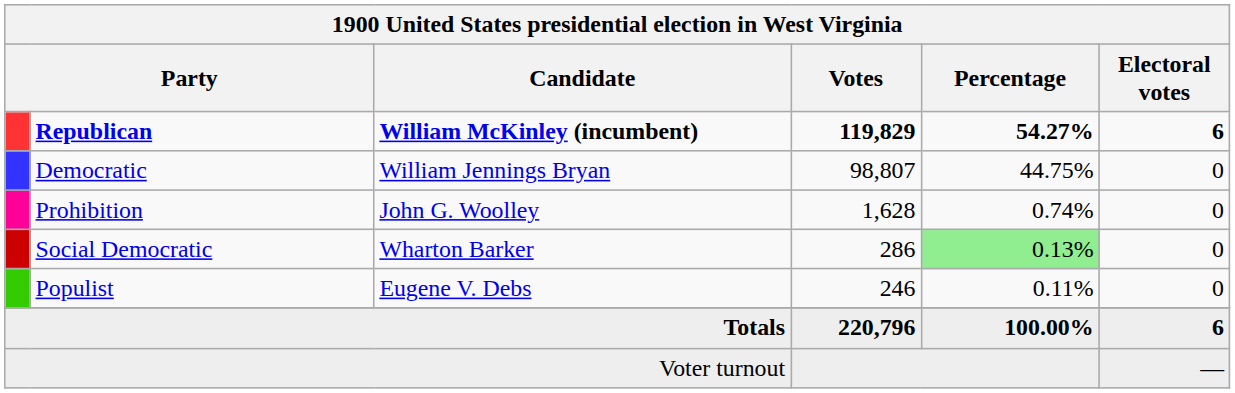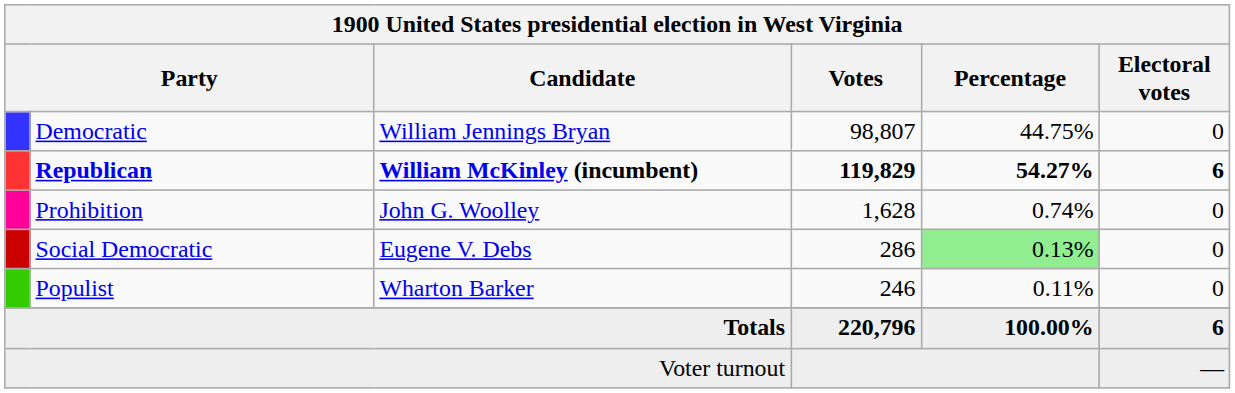rows swapped: (94, 131) <-> (91, 170)
(457, 249) Wharton Barker -> (455, 249) Eugene V. Debs
(455, 288) Eugene V. Debs -> (457, 288) Wharton Barker
